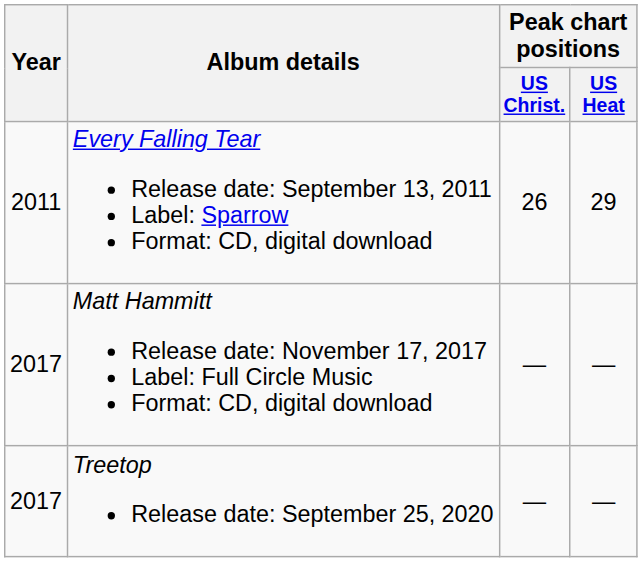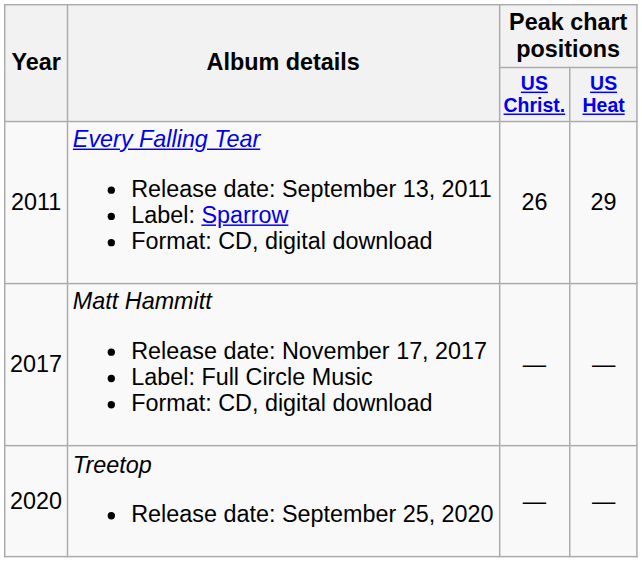(36, 501) 2017 -> (36, 501) 2020
